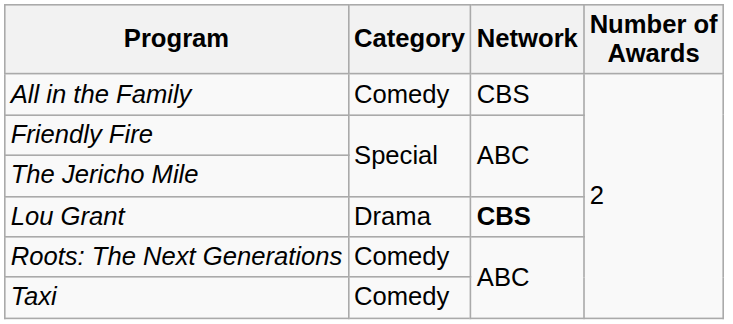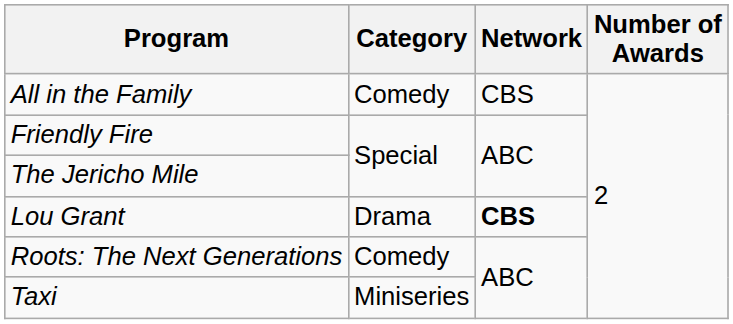(402, 297) Comedy -> (412, 297) Miniseries
